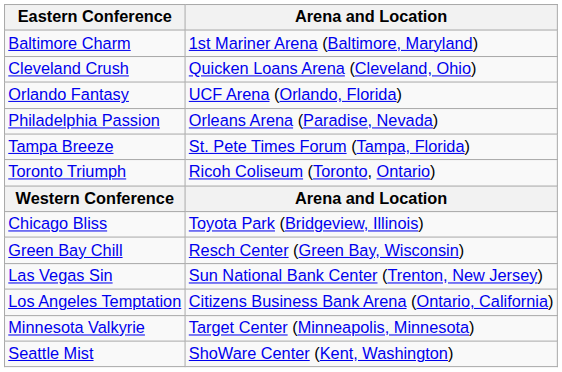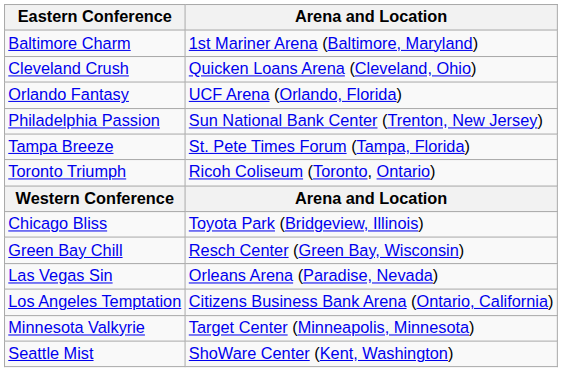(314, 120) Orleans Arena (Paradise, Nevada) -> (366, 120) Sun National Bank Center (Trenton, New Jersey)
(366, 276) Sun National Bank Center (Trenton, New Jersey) -> (314, 276) Orleans Arena (Paradise, Nevada)
